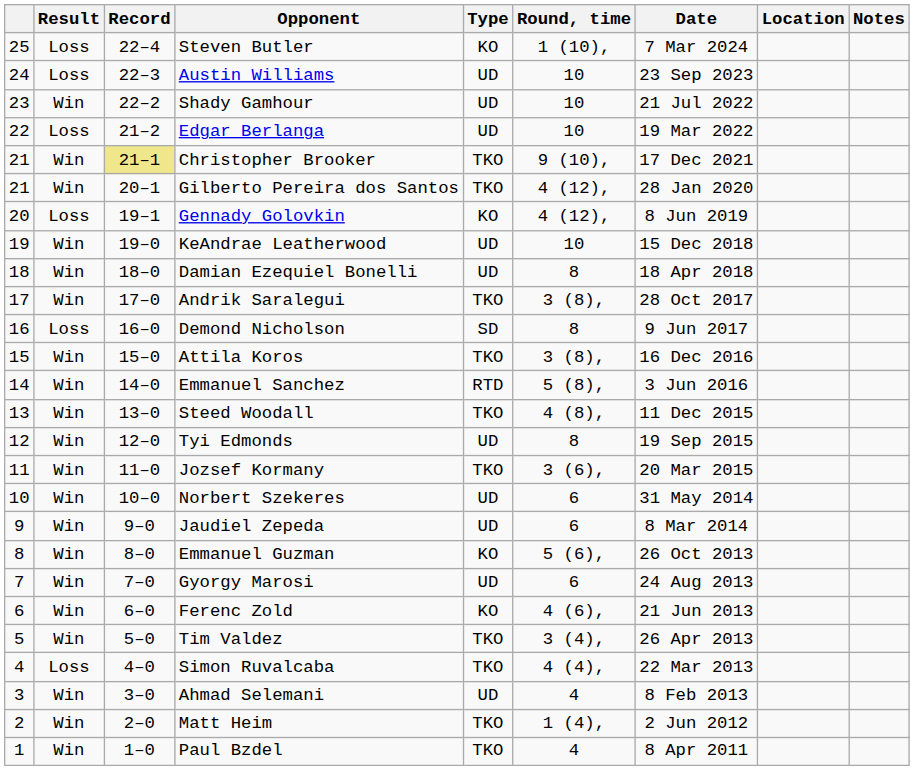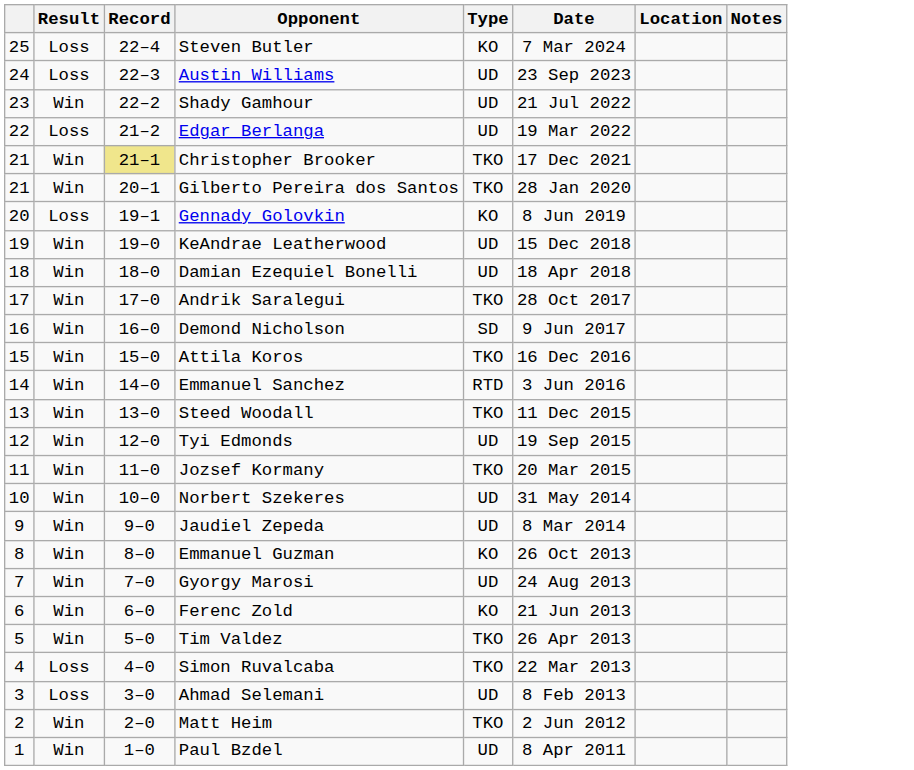- column: (574, 19)
(69, 329) Loss -> (69, 329) Win
(69, 695) Win -> (69, 695) Loss
(488, 751) TKO -> (488, 751) UD
